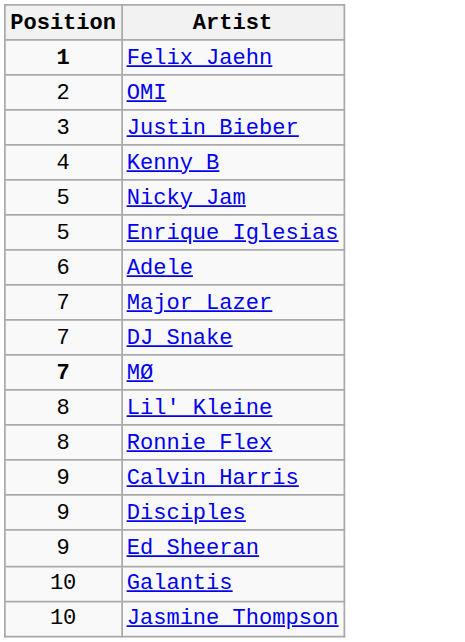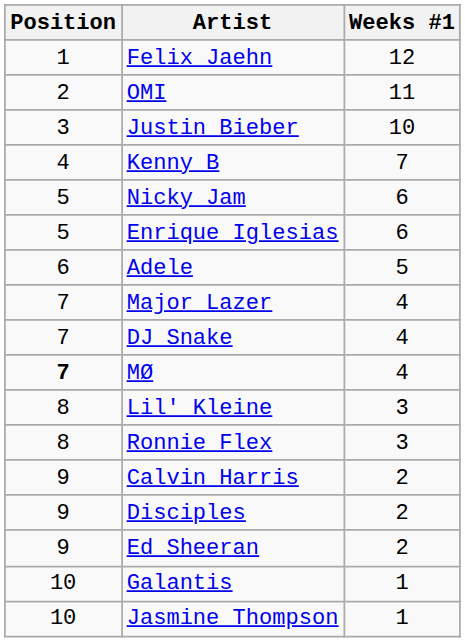+ column: (402, 22)
(63, 57) bold -> (63, 57) normal
